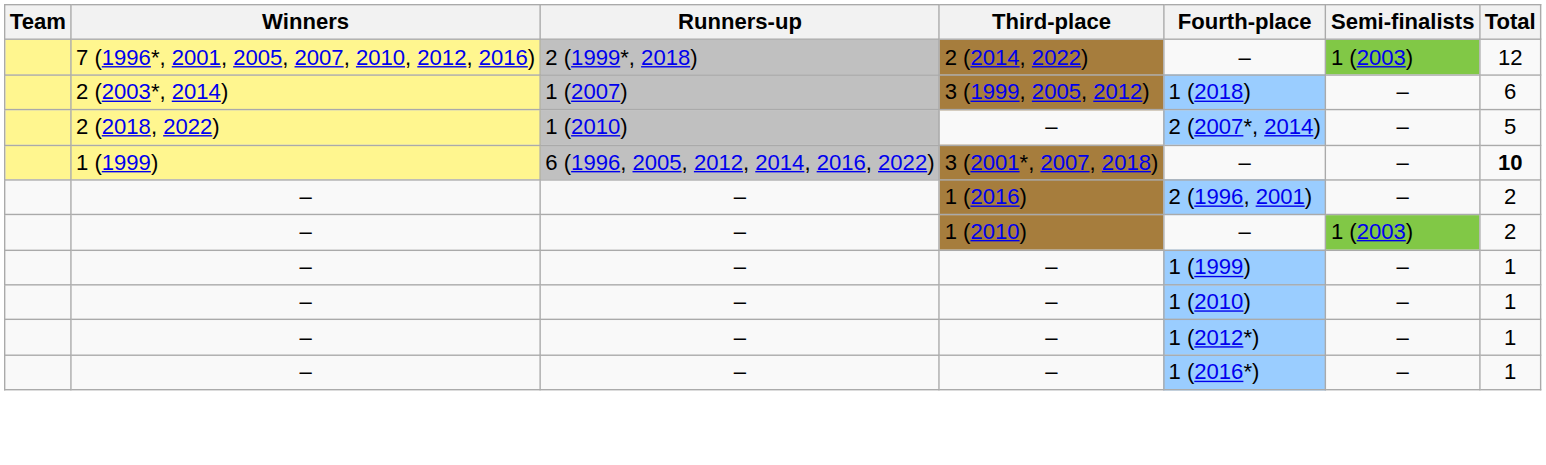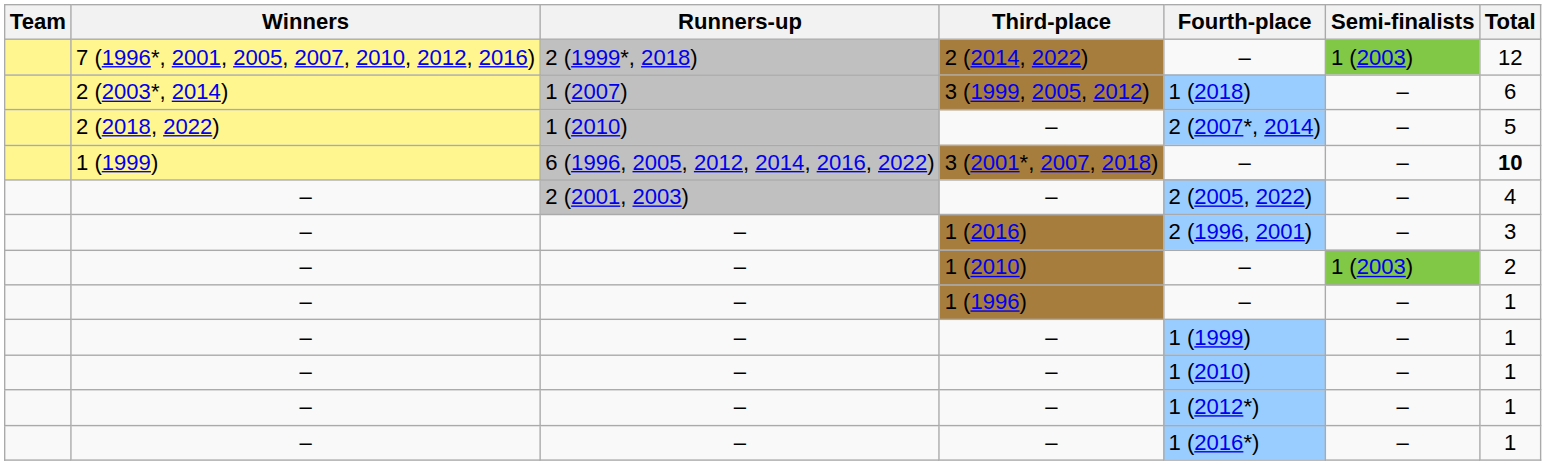+ row: (617, 197)
(1510, 197) 2 -> (1510, 232) 3
+ row: (740, 302)
